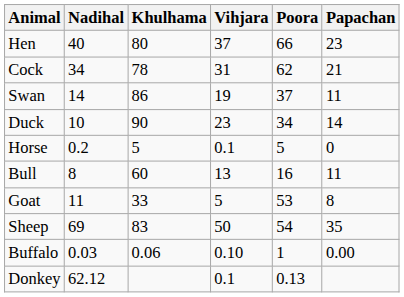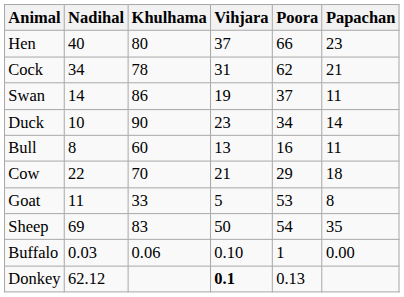- row: (28, 148)
+ row: (24, 174)
(225, 278) normal -> (225, 278) bold
